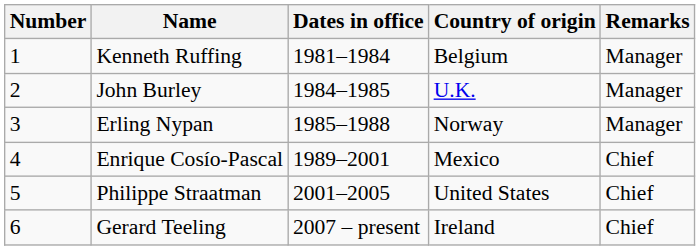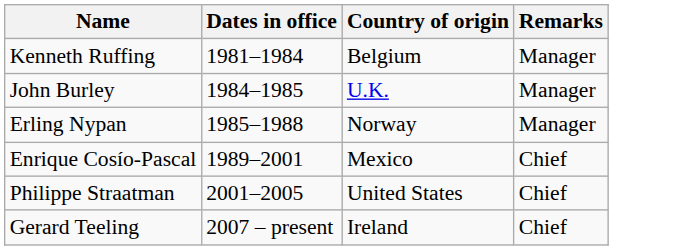- column: (48, 21)
